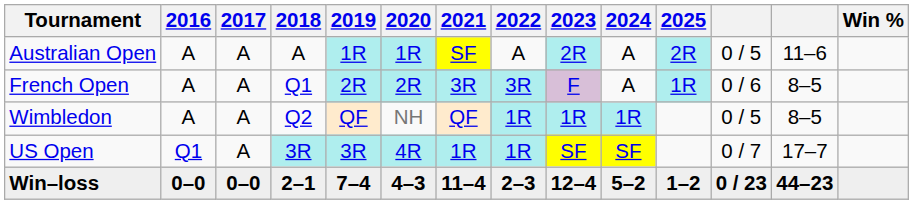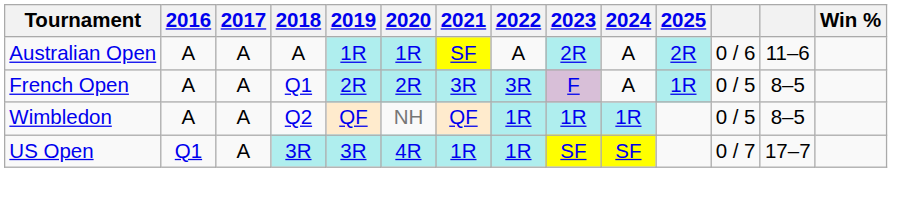(741, 53) 0 / 5 -> (736, 53) 0 / 6
(741, 85) 0 / 6 -> (736, 85) 0 / 5
- row: (54, 183)
